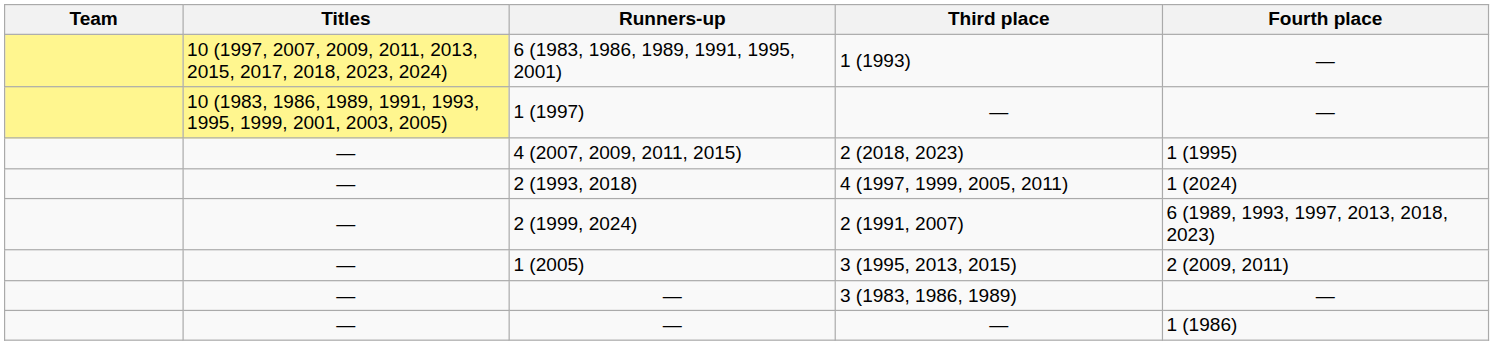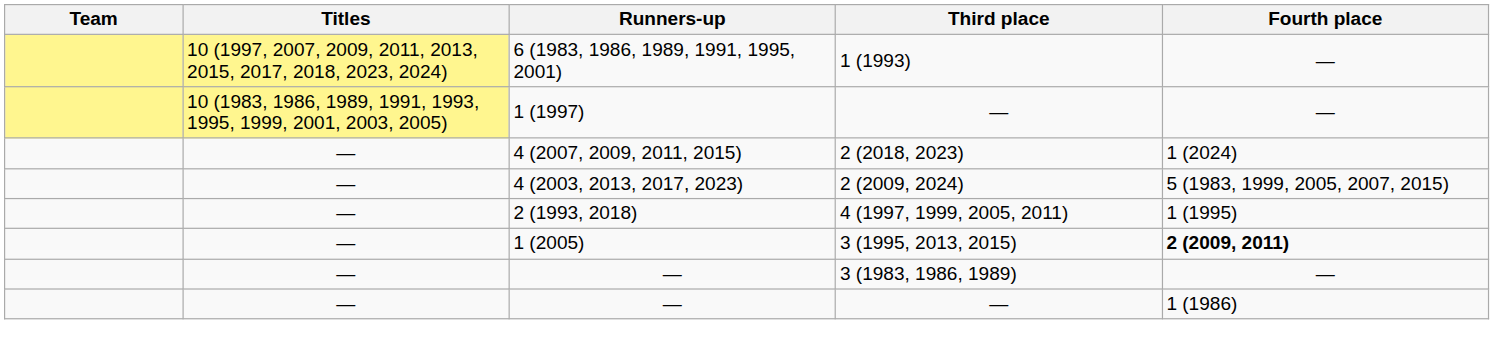(1202, 153) 1 (1995) -> (1202, 153) 1 (2024)
+ row: (628, 183)
(1202, 183) 1 (2024) -> (1202, 213) 1 (1995)
- row: (575, 224)
(1228, 265) normal -> (1228, 243) bold
